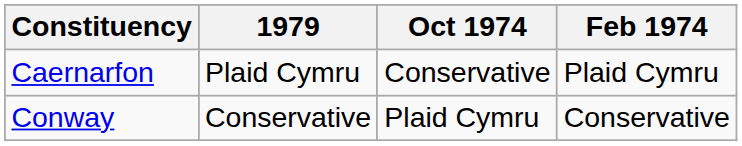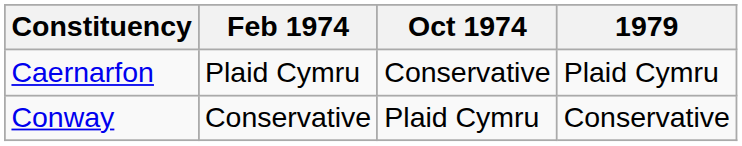columns swapped: (647, 27) <-> (288, 27)
